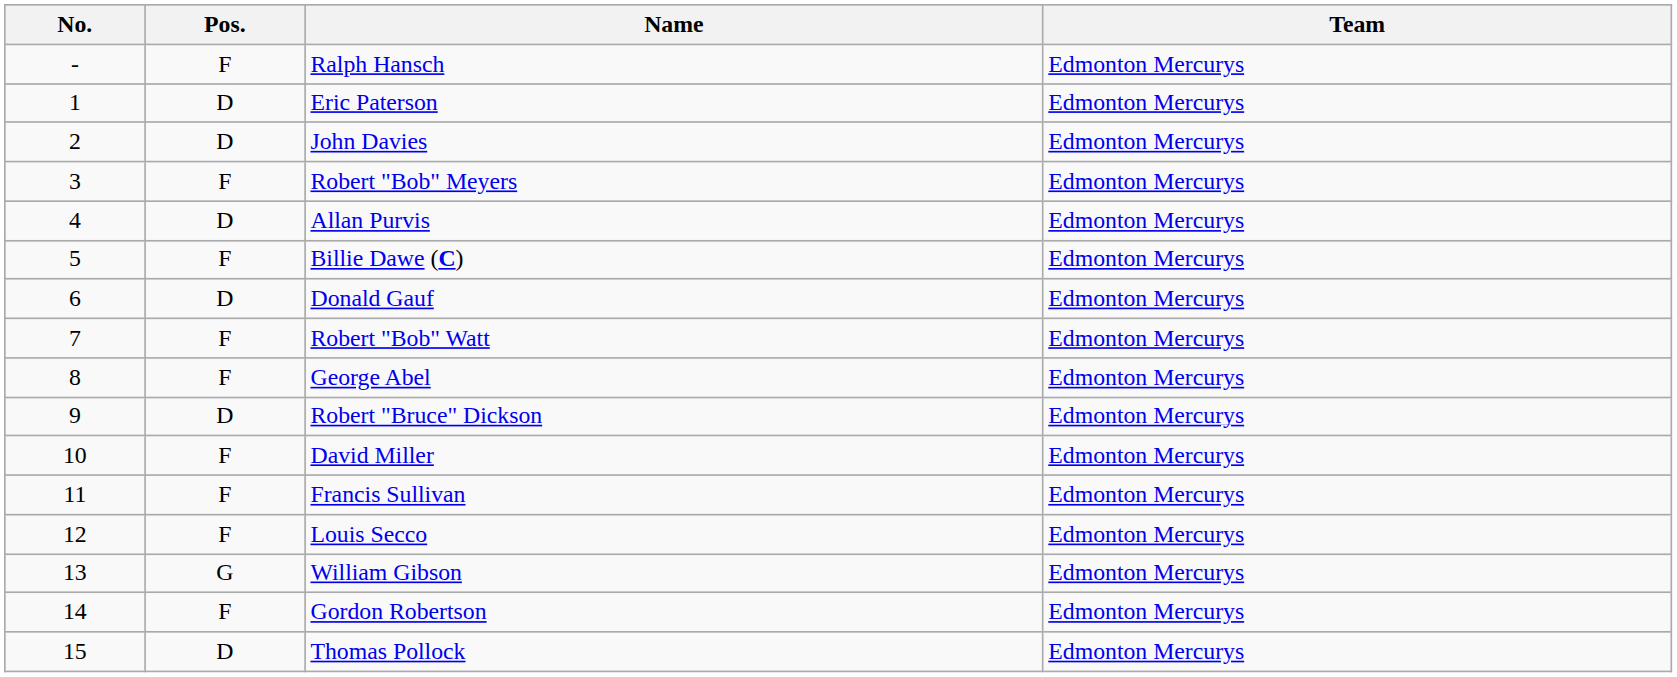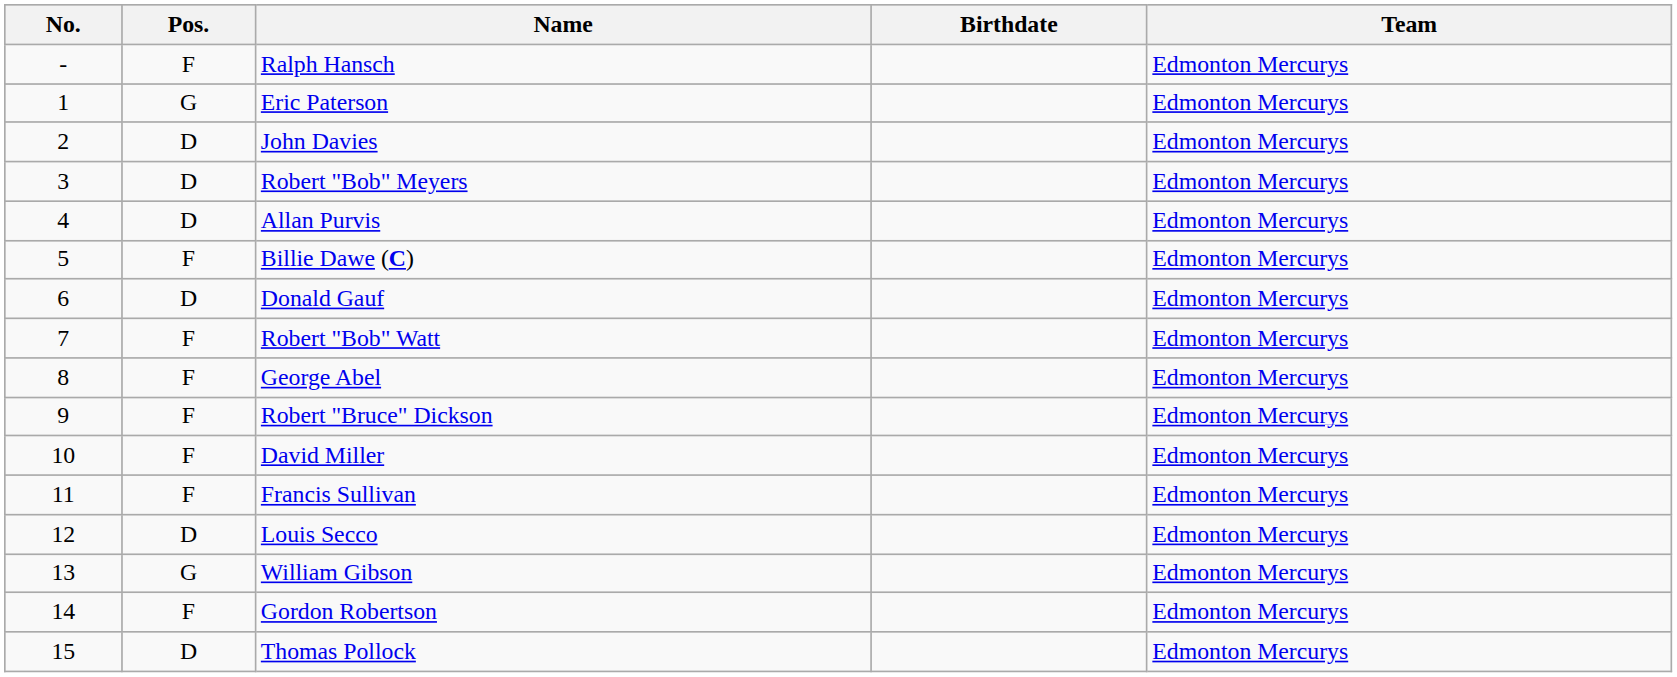+ column: (1009, 24)
(225, 102) D -> (188, 102) G
(225, 181) F -> (188, 181) D
(225, 416) D -> (188, 416) F
(225, 533) F -> (188, 533) D
